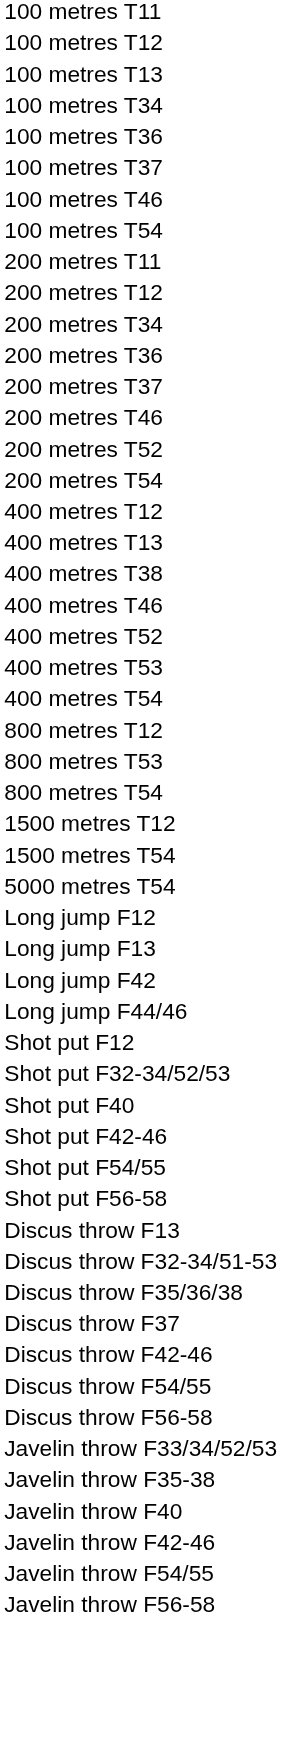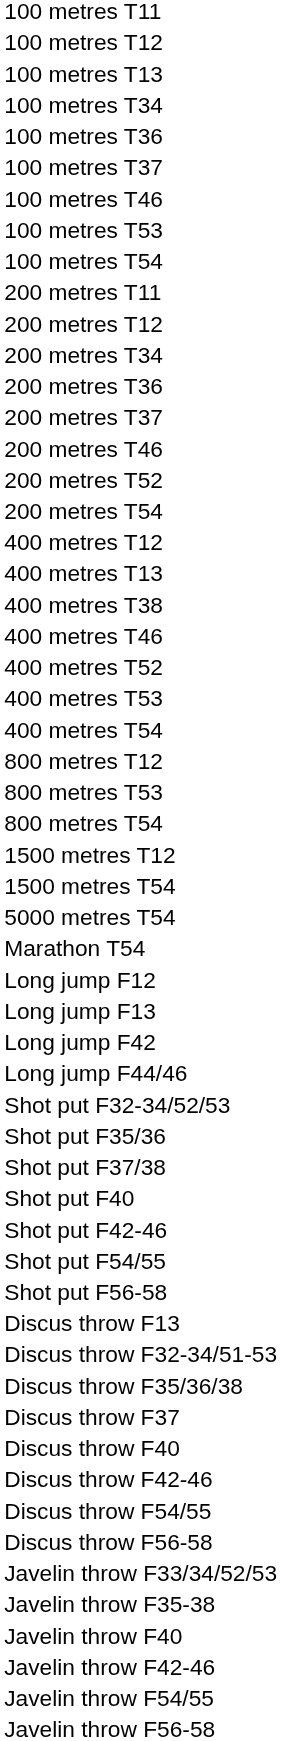+ row: (84, 230)
+ row: (75, 949)
- row: (69, 1042)
+ row: (85, 1136)
+ row: (85, 1167)
+ row: (92, 1448)
